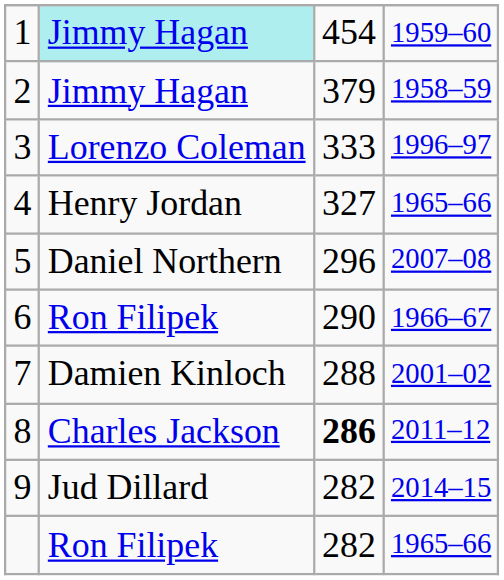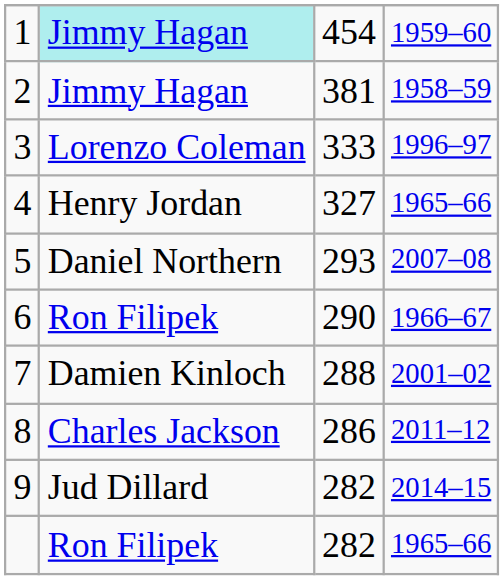(349, 89) 379 -> (349, 89) 381
(349, 260) 296 -> (349, 260) 293
(349, 430) bold -> (349, 430) normal
